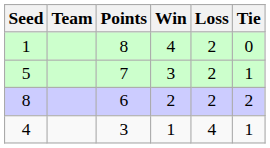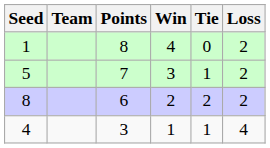columns swapped: (212, 18) <-> (249, 18)
